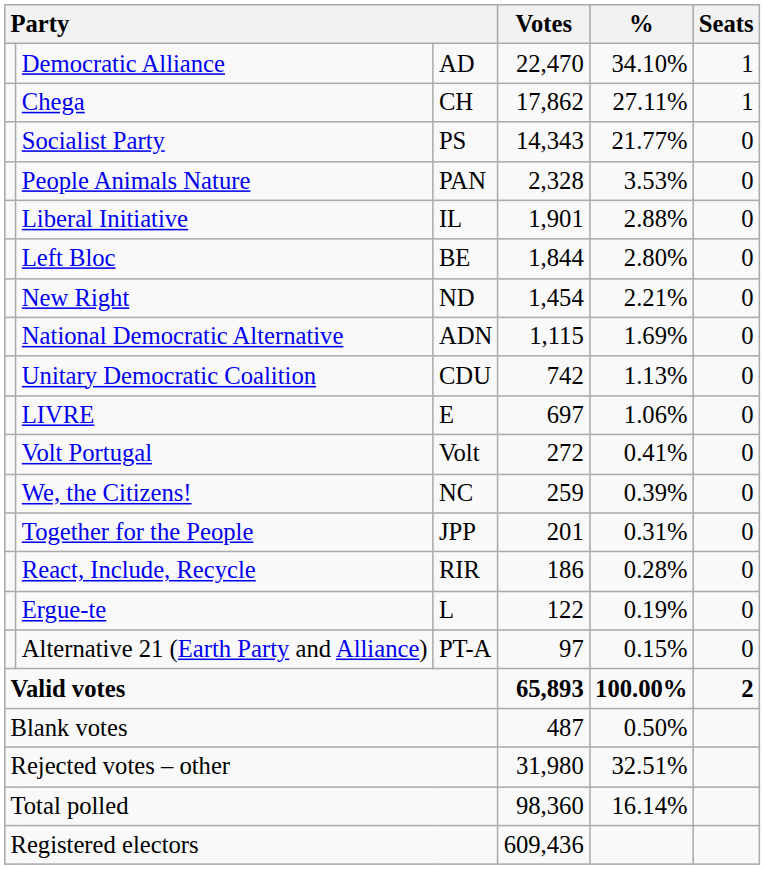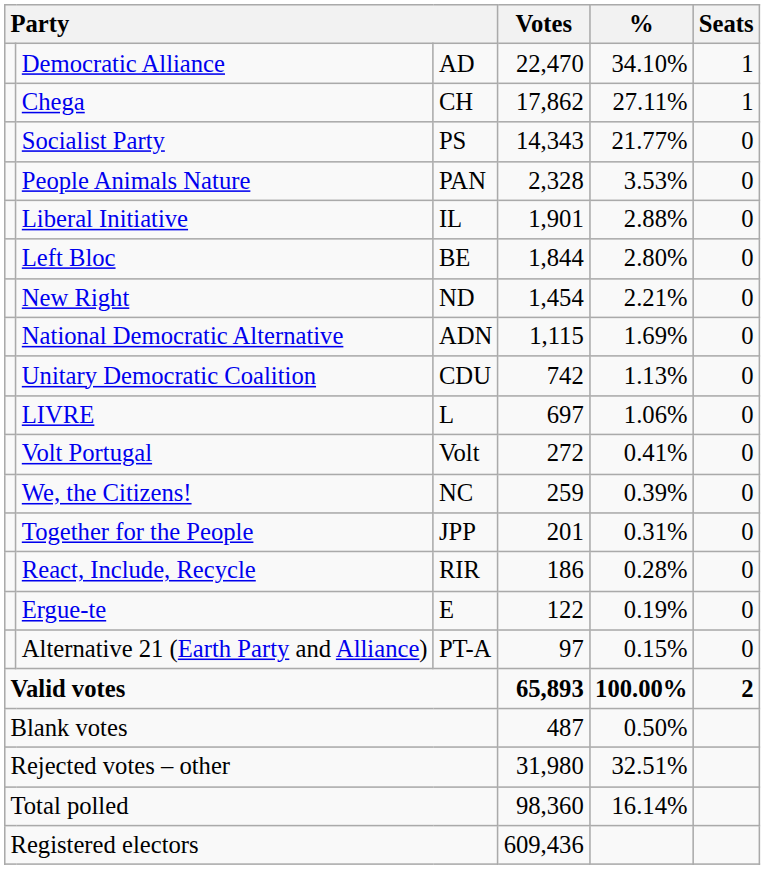(446, 414) E -> (446, 414) L
(446, 610) L -> (446, 610) E
